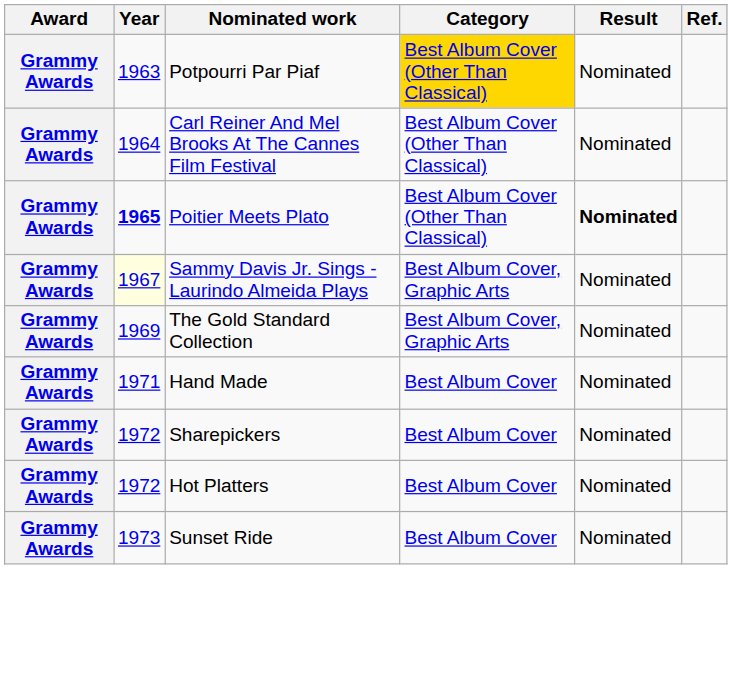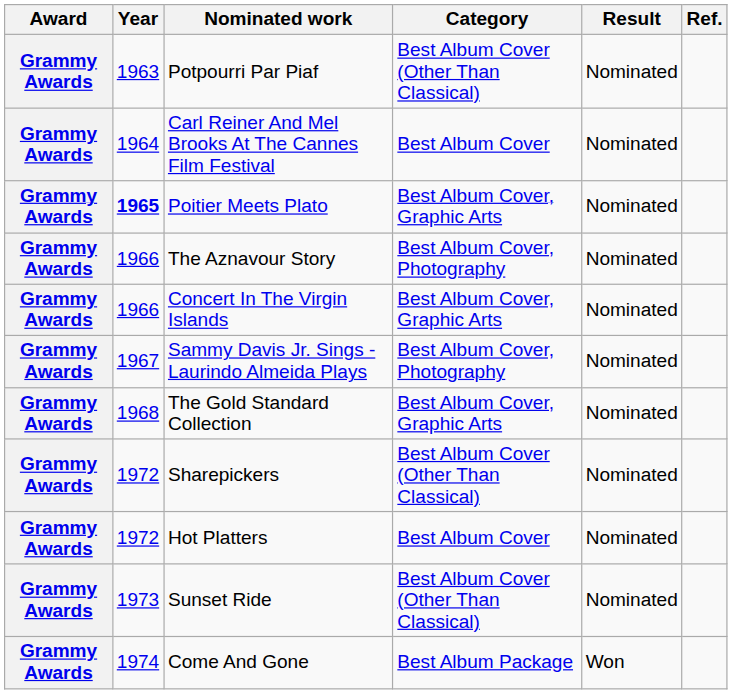(481, 71) gold background -> (474, 71) no background
(481, 144) Best Album Cover (Other Than Classical) -> (474, 144) Best Album Cover
(481, 217) Best Album Cover (Other Than Classical) -> (476, 206) Best Album Cover, Graphic Arts
(629, 217) bold -> (632, 206) normal
+ row: (252, 258)
+ row: (258, 309)
(139, 279) lightyellow background -> (138, 361) no background
(483, 279) Best Album Cover, Graphic Arts -> (476, 361) Best Album Cover, Photography
(139, 331) 1969 -> (138, 413) 1968
- row: (218, 382)
(481, 434) Best Album Cover -> (474, 475) Best Album Cover (Other Than Classical)
(481, 537) Best Album Cover -> (474, 600) Best Album Cover (Other Than Classical)
+ row: (238, 662)
